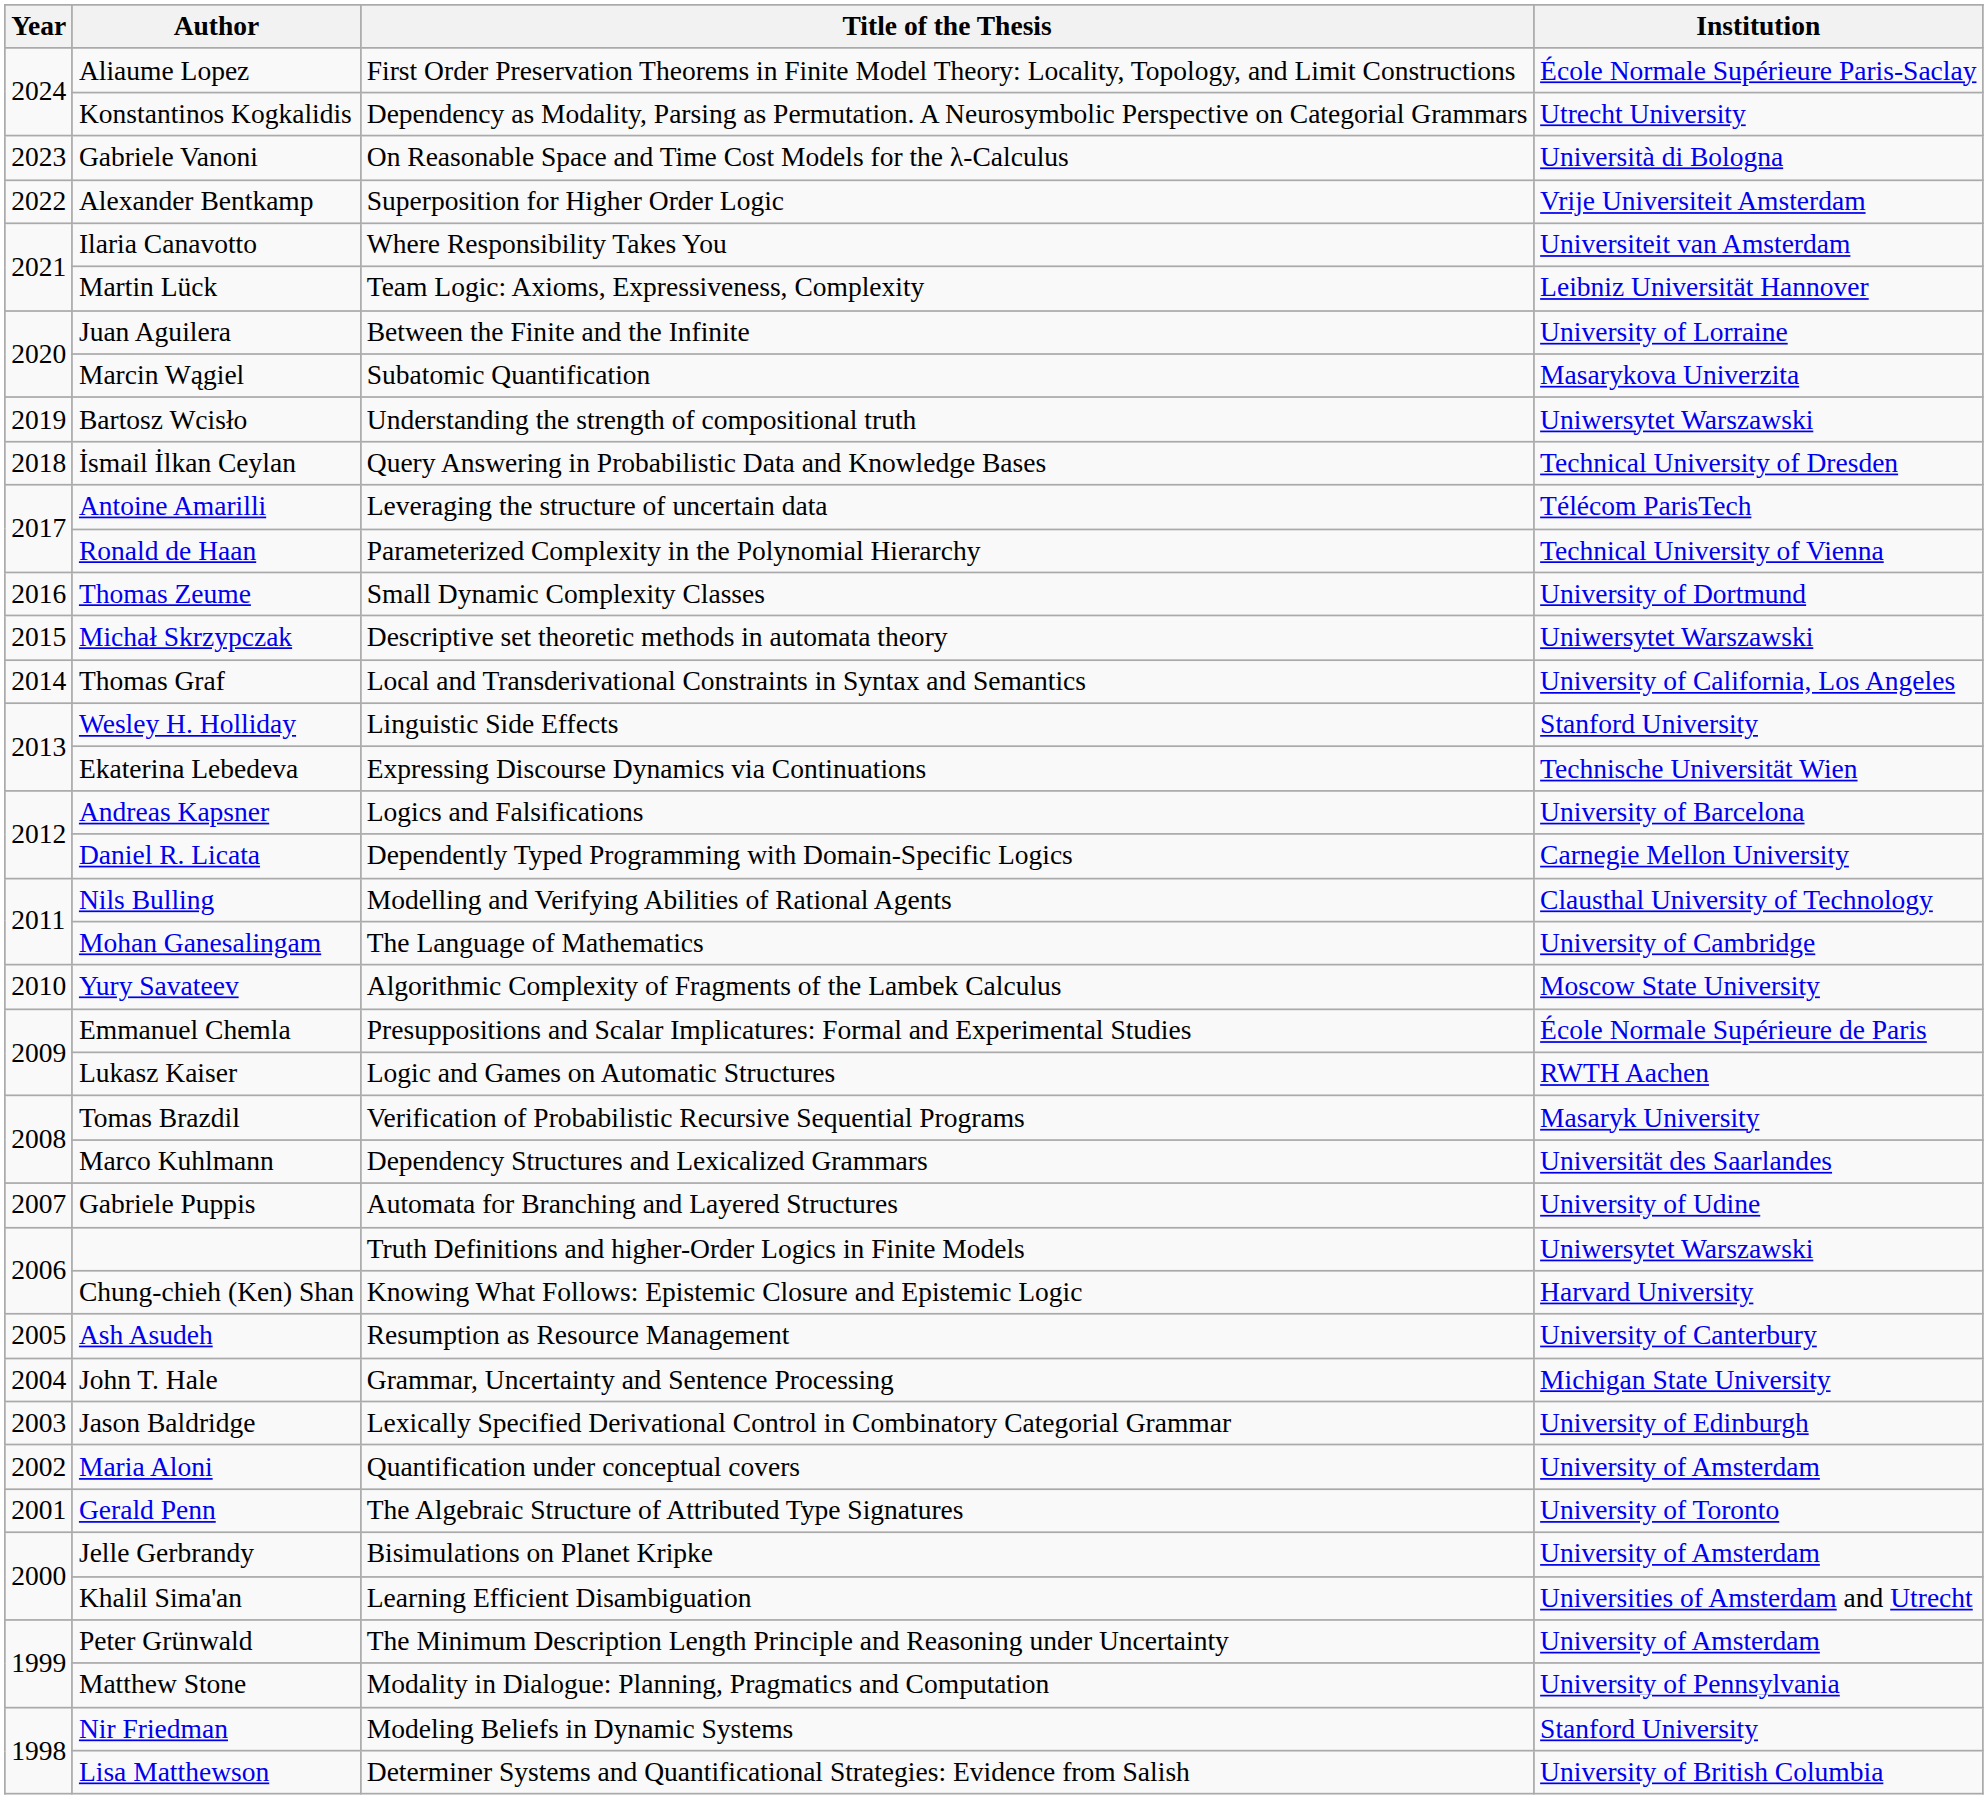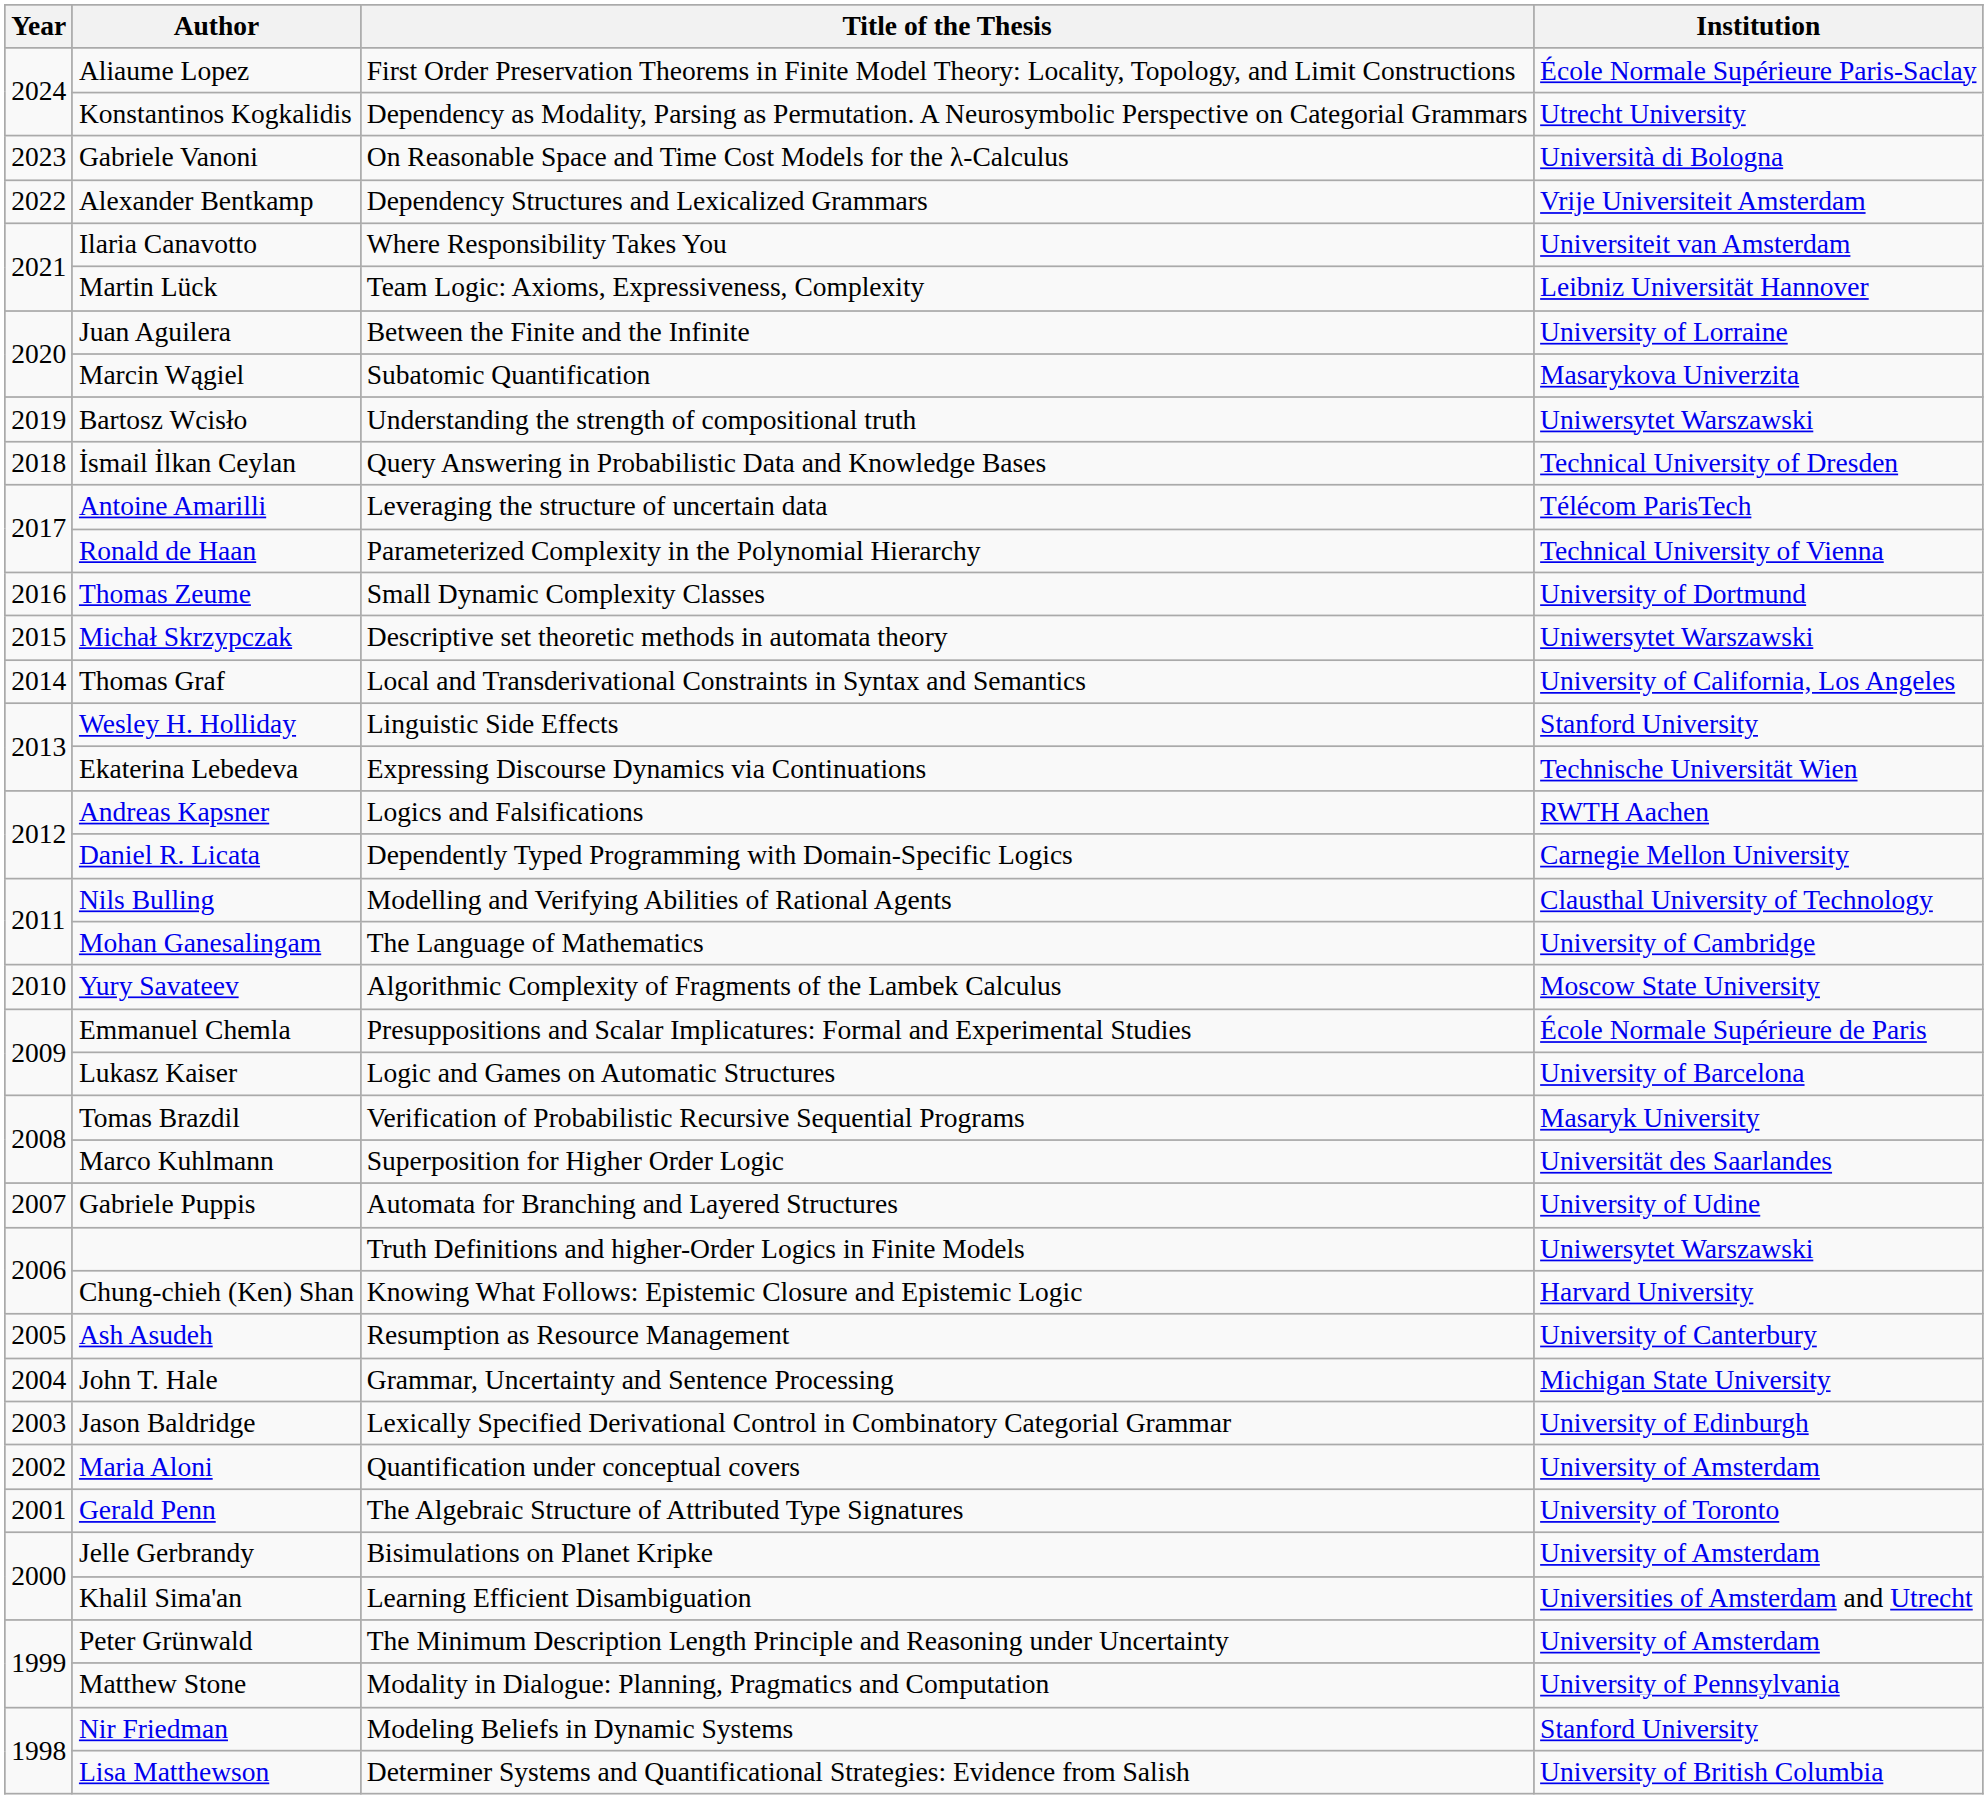(575, 200) Superposition for Higher Order Logic -> (647, 200) Dependency Structures and Lexicalized Grammars
(1672, 811) University of Barcelona -> (1625, 811) RWTH Aachen
(1625, 1073) RWTH Aachen -> (1672, 1073) University of Barcelona
(647, 1161) Dependency Structures and Lexicalized Grammars -> (575, 1161) Superposition for Higher Order Logic
